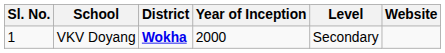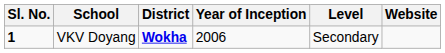(11, 37) normal -> (11, 37) bold
(211, 37) 2000 -> (211, 37) 2006
